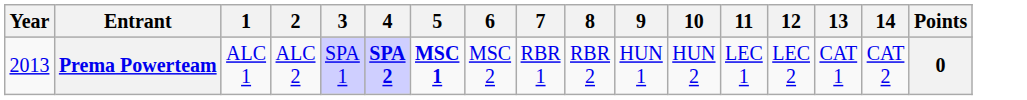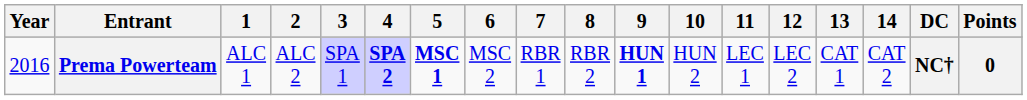+ column: (934, 20)
(29, 65) 2013 -> (29, 65) 2016
(641, 65) normal -> (642, 65) bold
